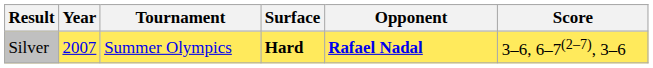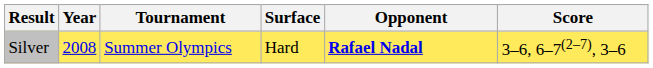(79, 47) 2007 -> (79, 47) 2008
(284, 47) bold -> (282, 47) normal
